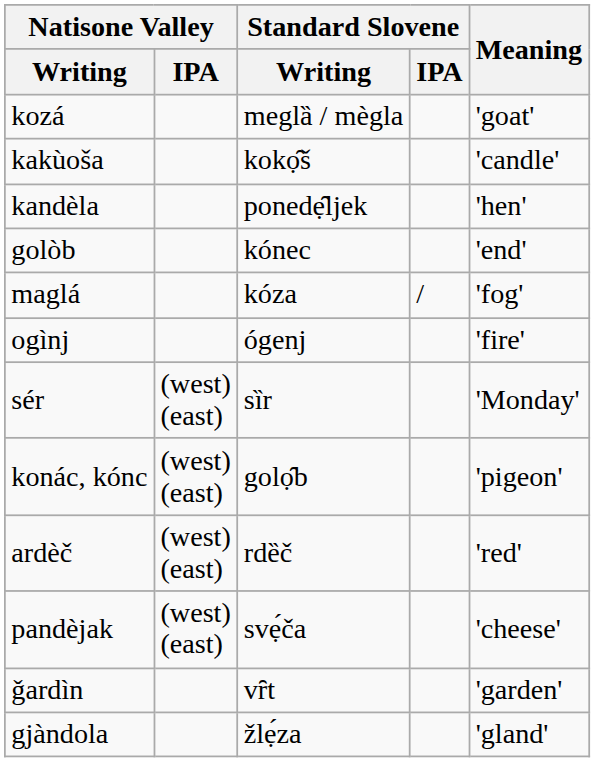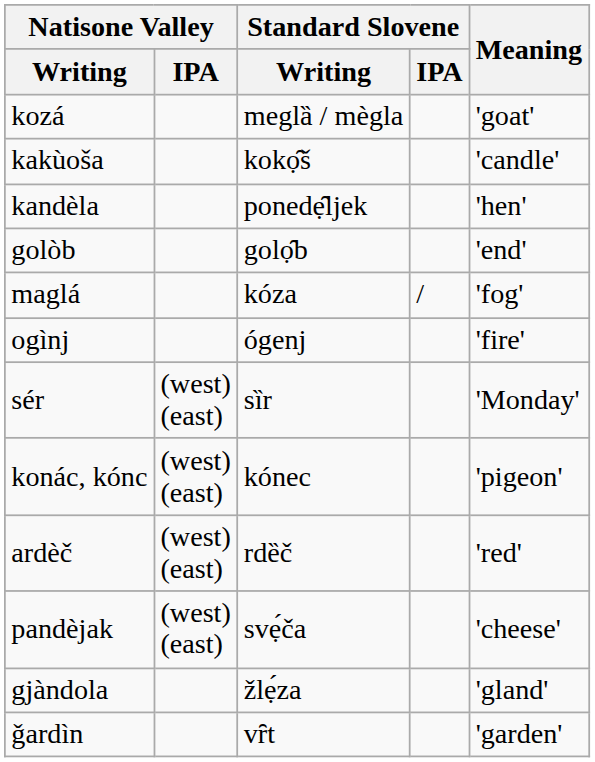(277, 250) kónec -> (276, 250) golọ̑b
(276, 476) golọ̑b -> (277, 476) kónec
rows swapped: (47, 689) <-> (60, 734)
